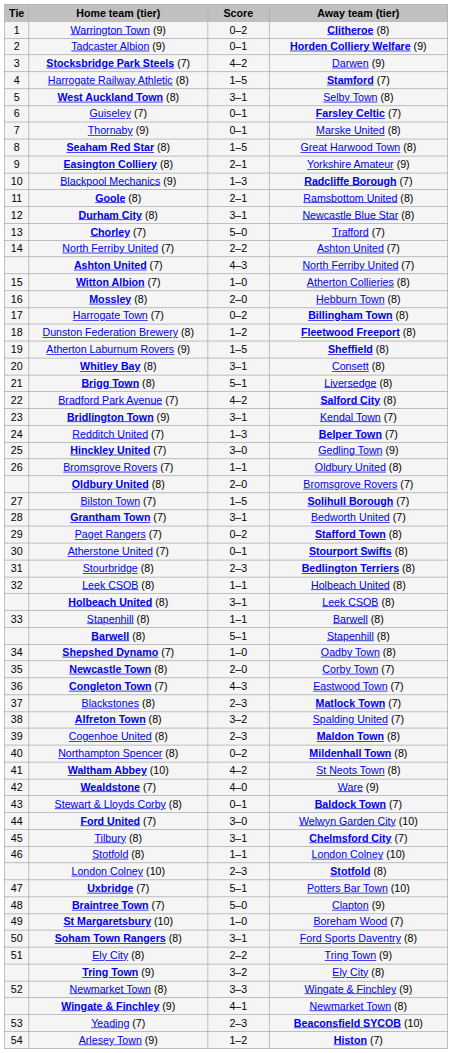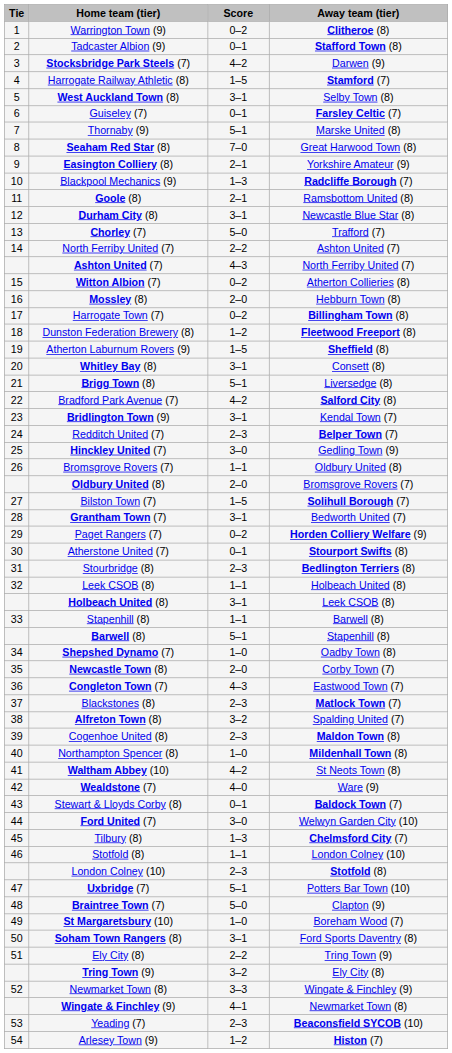(358, 47) Horden Colliery Welfare (9) -> (358, 47) Stafford Town (8)
(238, 131) 0–1 -> (238, 131) 5–1
(238, 148) 1–5 -> (238, 148) 7–0
(238, 283) 1–0 -> (238, 283) 0–2
(238, 434) 1–3 -> (238, 434) 2–3
(358, 535) Stafford Town (8) -> (358, 535) Horden Colliery Welfare (9)
(238, 754) 0–2 -> (238, 754) 1–0
(238, 838) 3–1 -> (238, 838) 1–3
